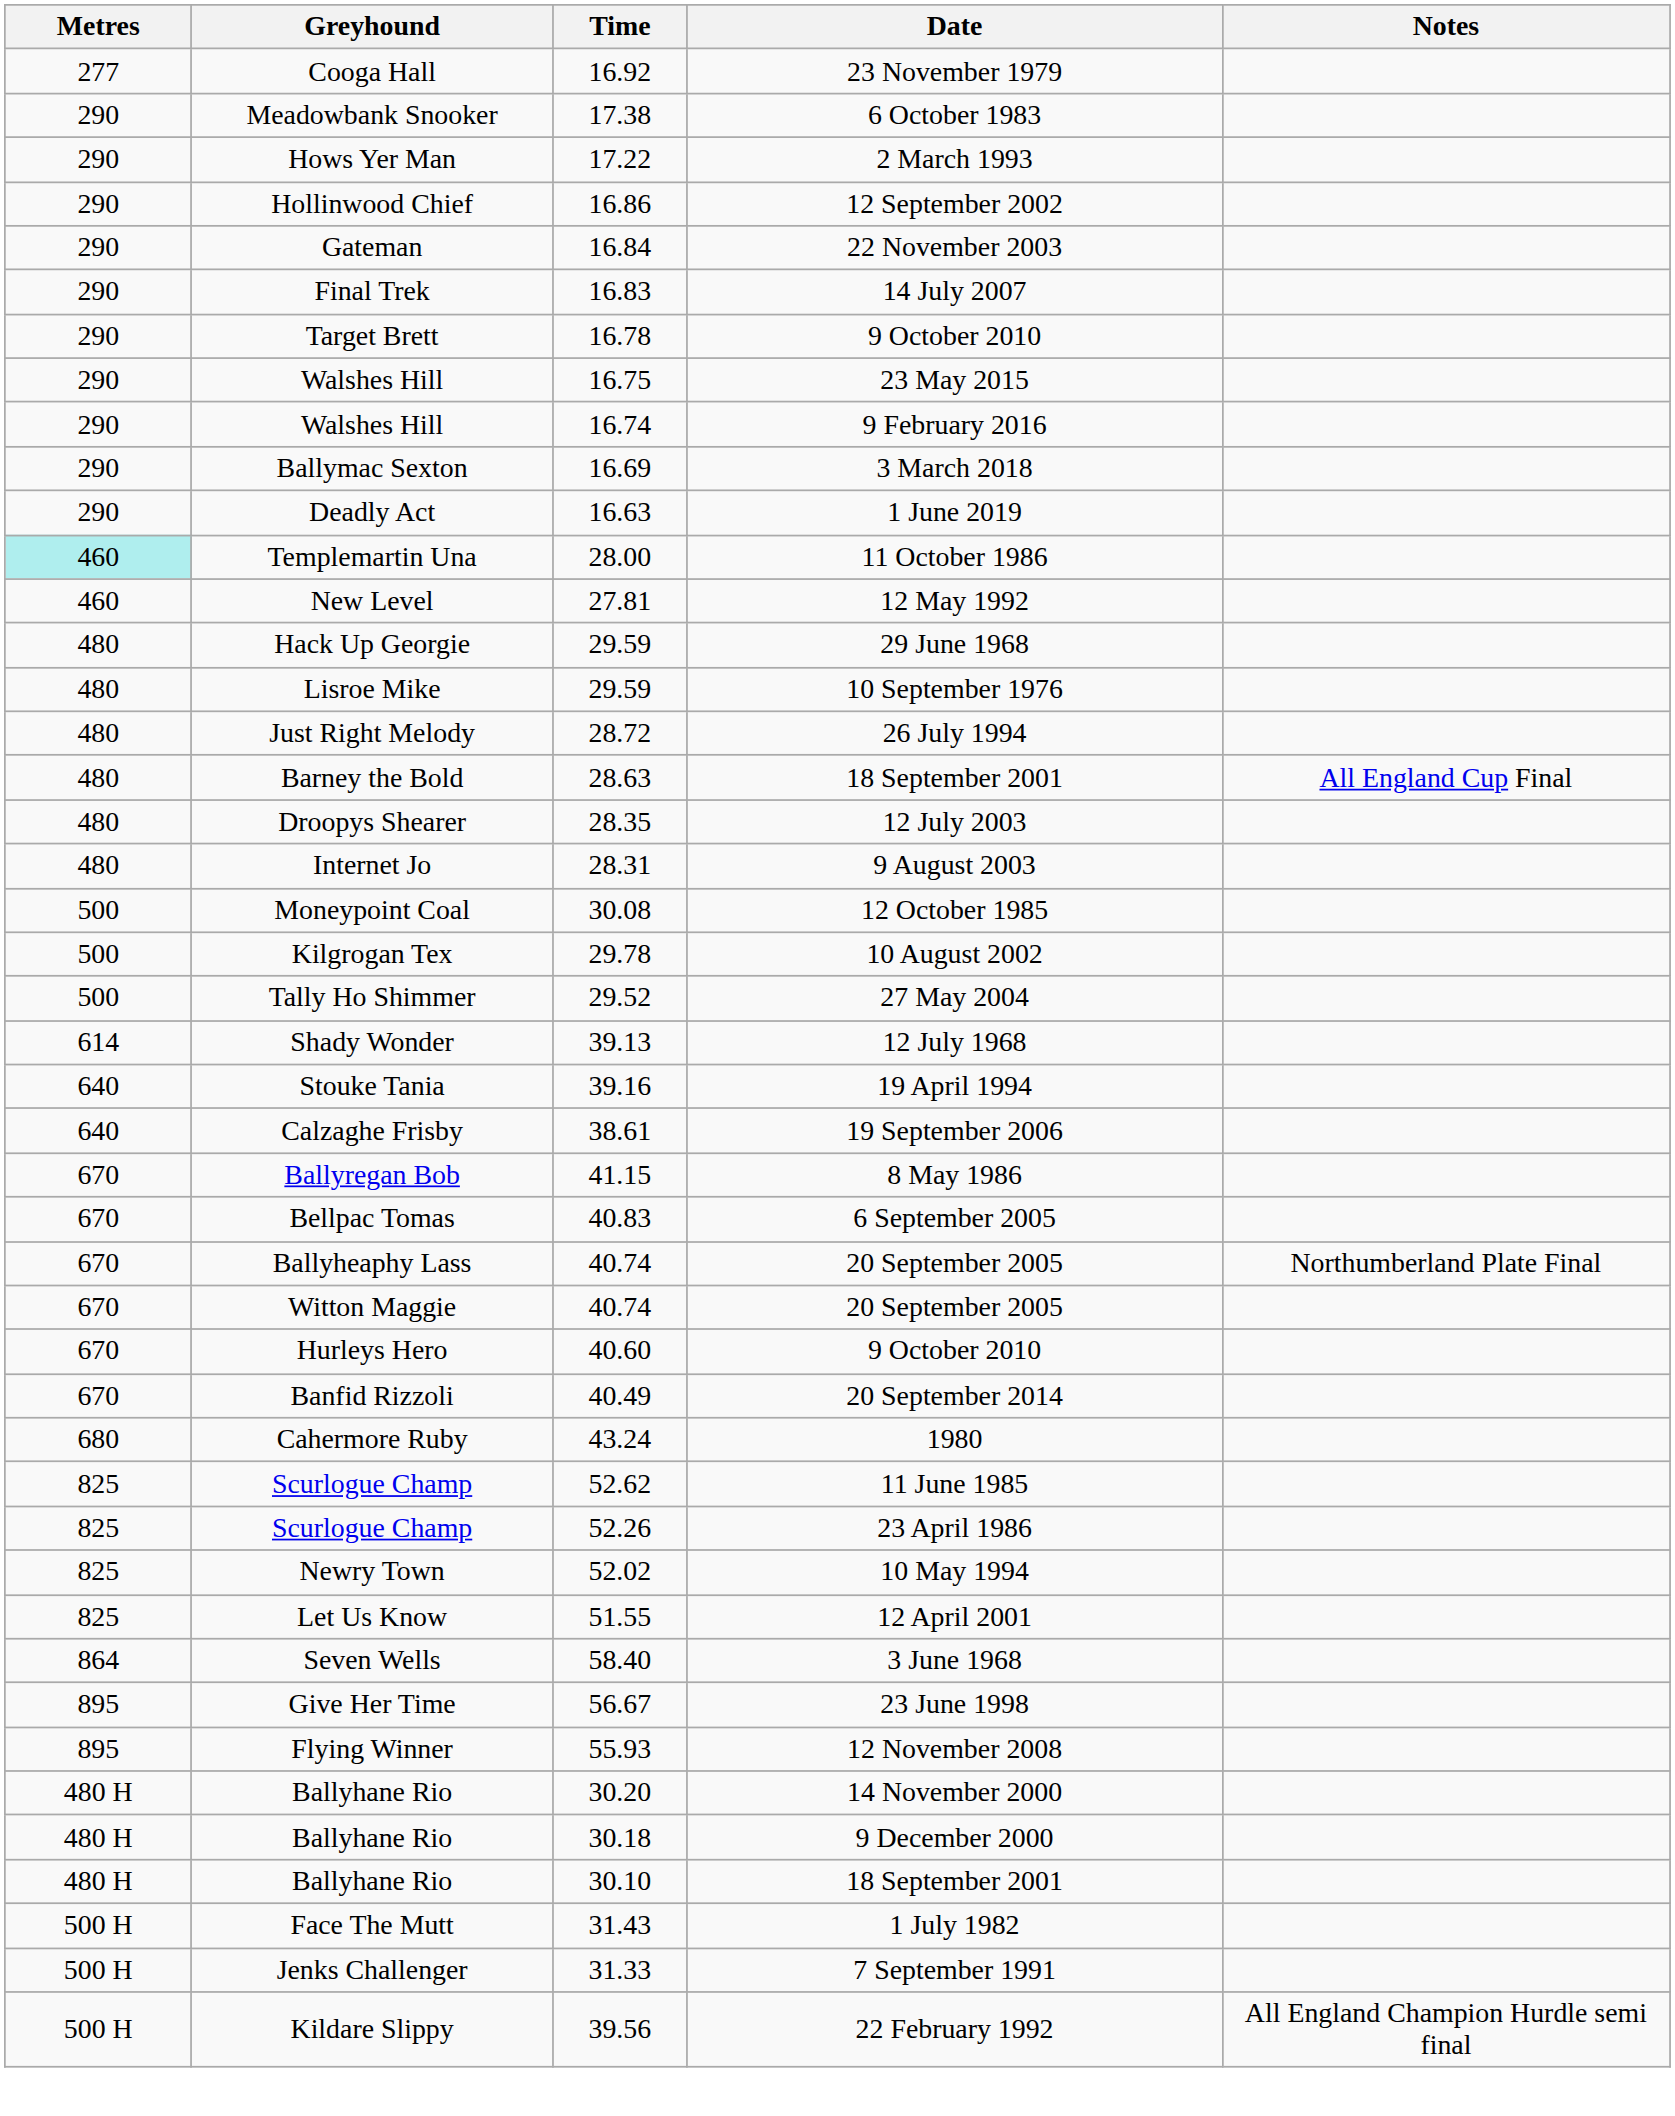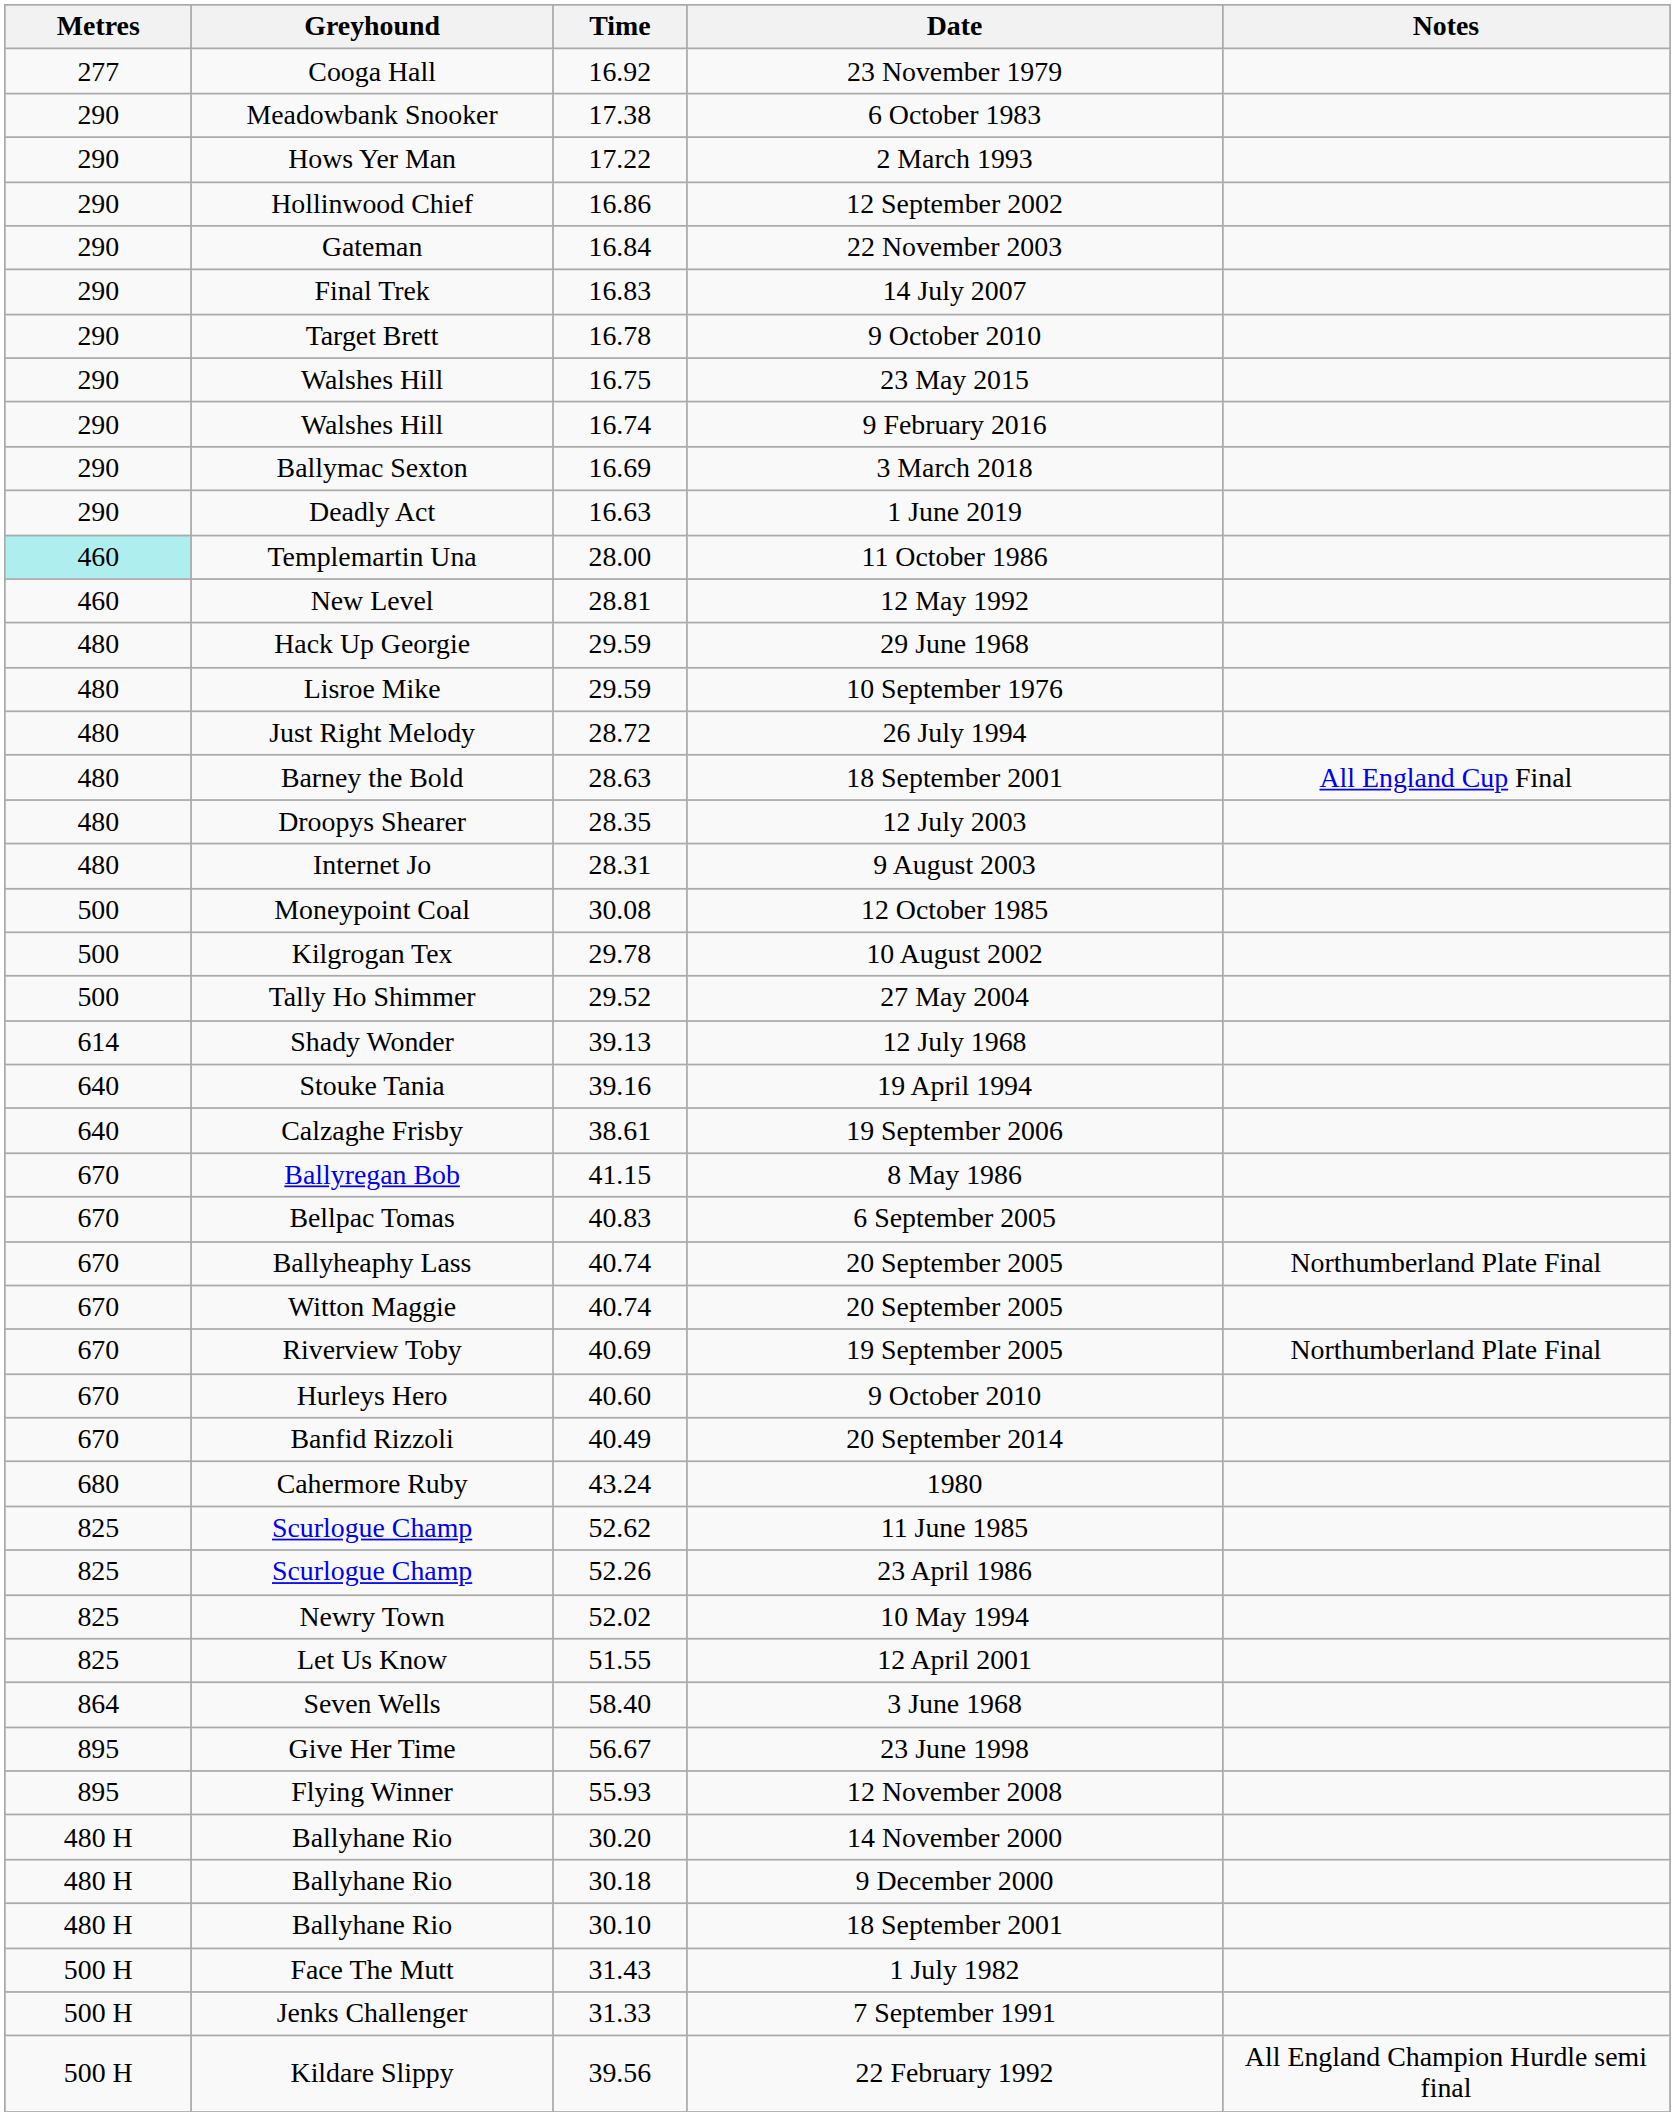(620, 600) 27.81 -> (620, 600) 28.81
+ row: (372, 1351)
